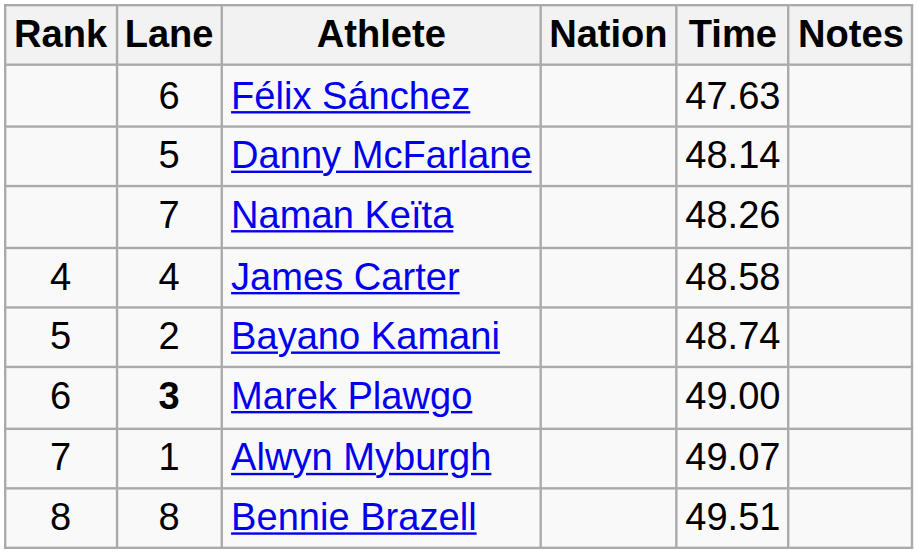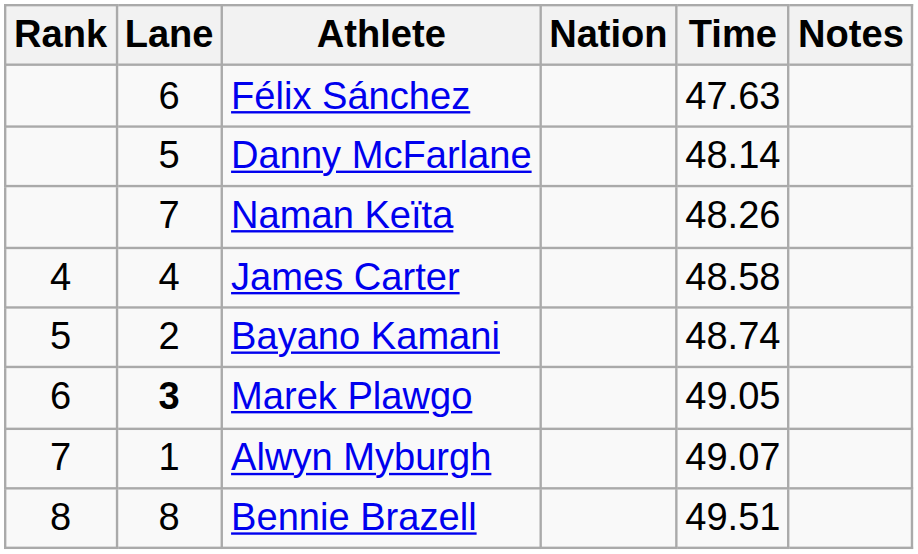(733, 397) 49.00 -> (733, 397) 49.05
